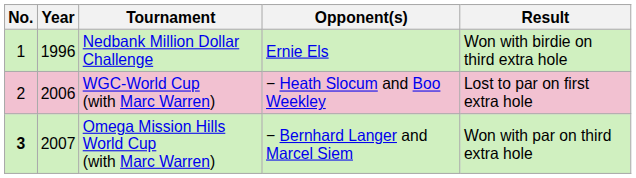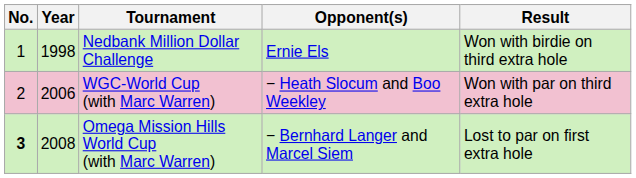(58, 51) 1996 -> (58, 51) 1998
(527, 93) Lost to par on first extra hole -> (538, 93) Won with par on third extra hole
(58, 144) 2007 -> (58, 144) 2008
(538, 144) Won with par on third extra hole -> (527, 144) Lost to par on first extra hole
